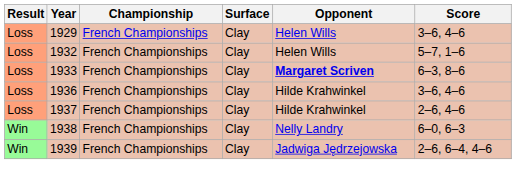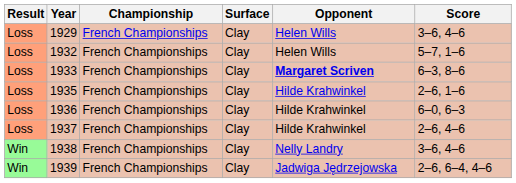+ row: (63, 91)
(441, 91) 3–6, 4–6 -> (441, 110) 6–0, 6–3
(441, 129) 6–0, 6–3 -> (441, 149) 3–6, 4–6
